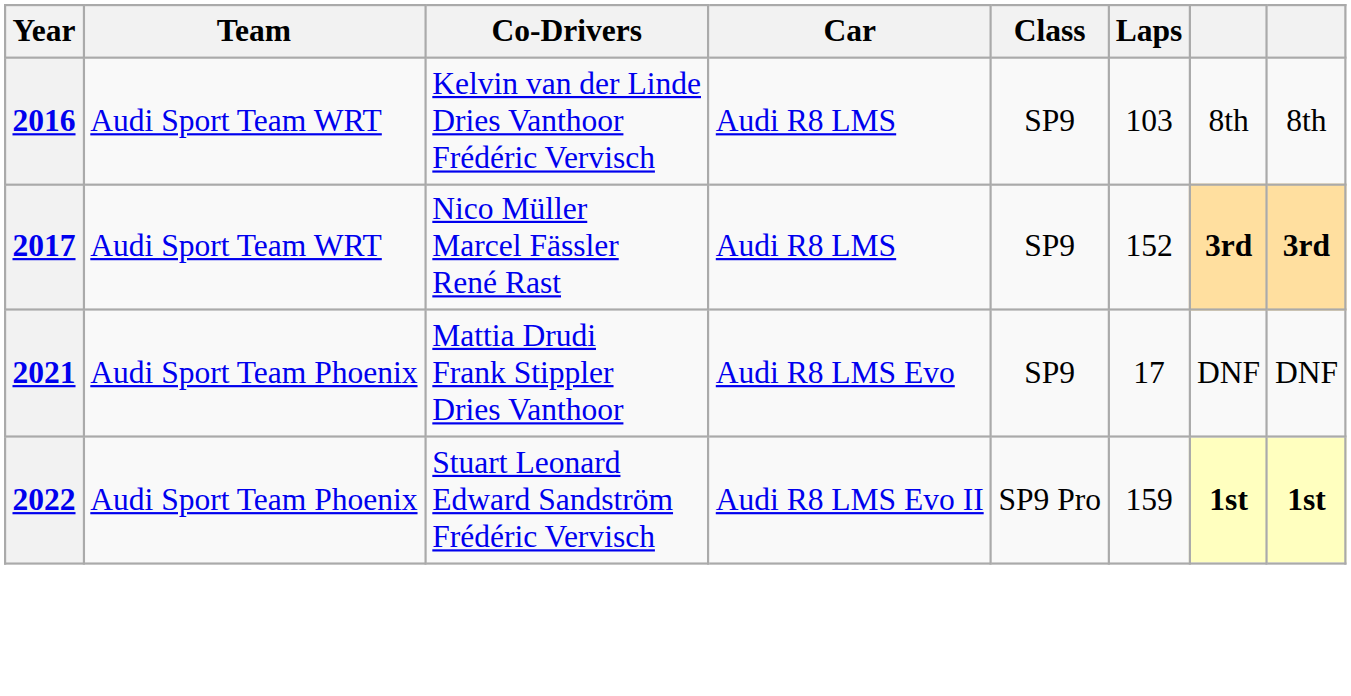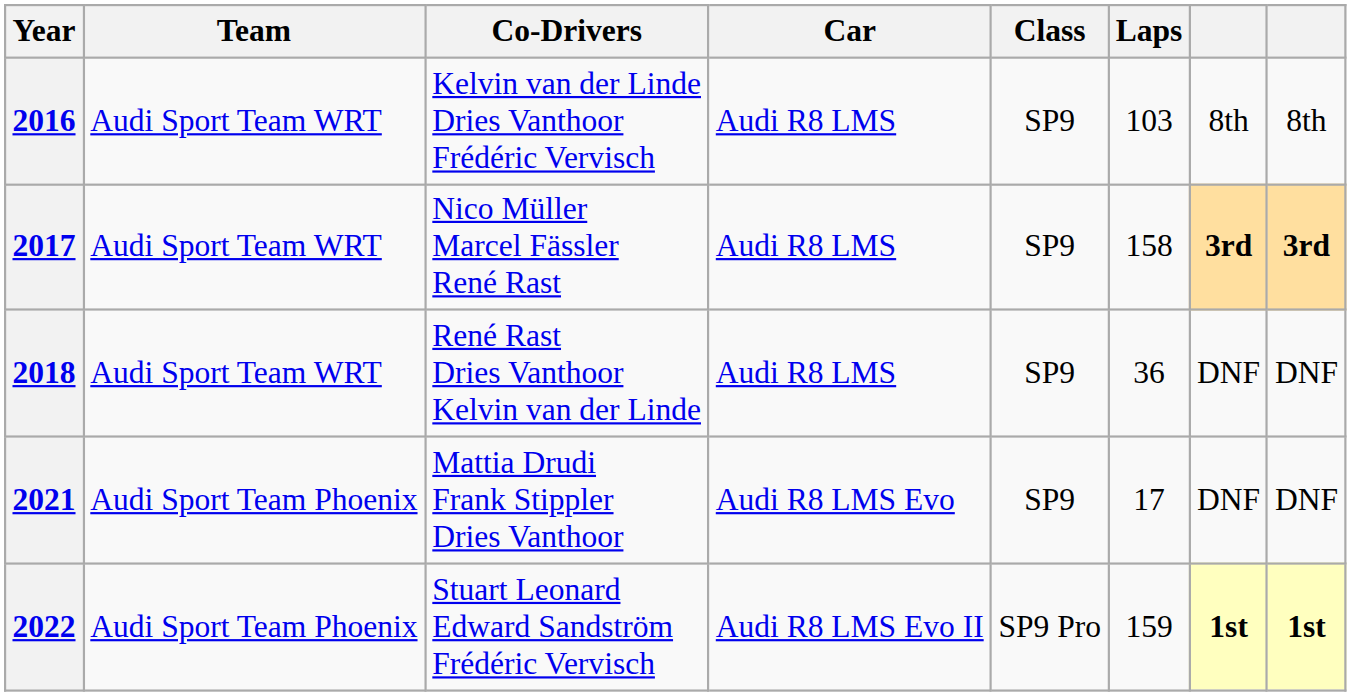(1149, 246) 152 -> (1149, 246) 158
+ row: (44, 373)
